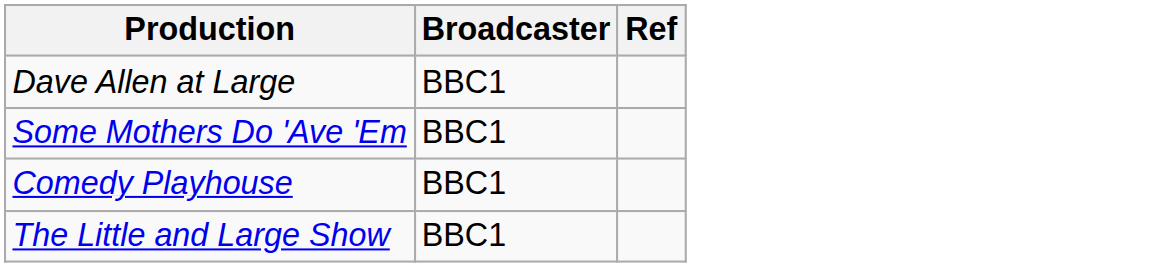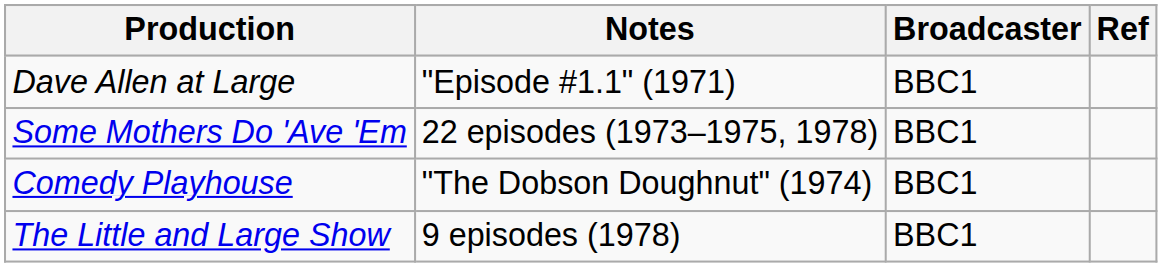+ column: (650, 30)
